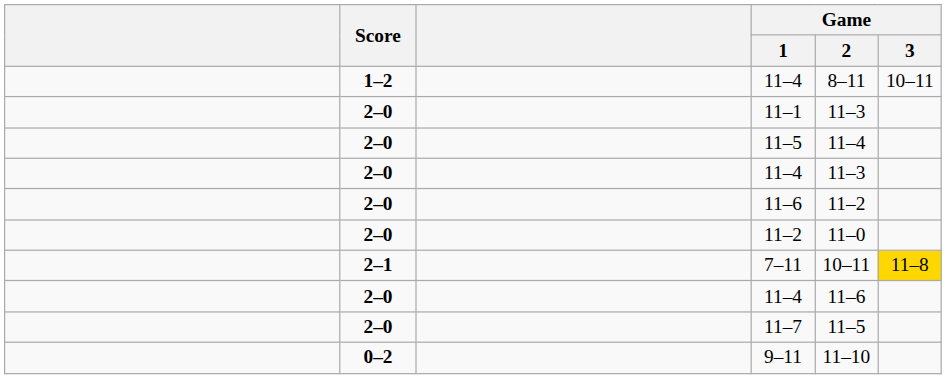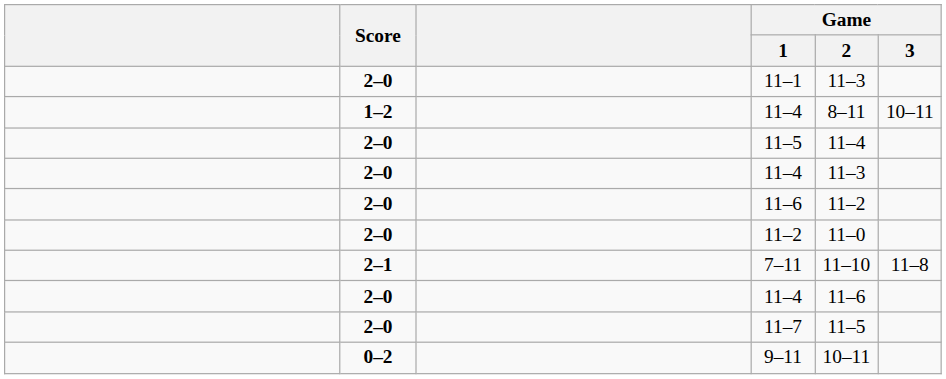rows swapped: (378, 111) <-> (378, 81)
(846, 265) 10–11 -> (846, 265) 11–10
(910, 265) gold background -> (910, 265) no background
(846, 357) 11–10 -> (846, 357) 10–11
